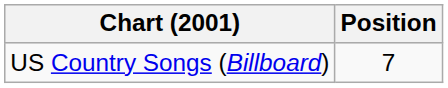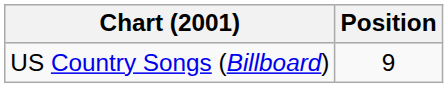(389, 62) 7 -> (389, 62) 9
